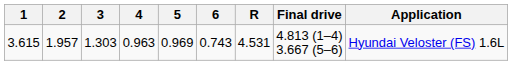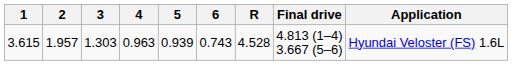(177, 42) 0.969 -> (177, 42) 0.939
(254, 42) 4.531 -> (254, 42) 4.528
